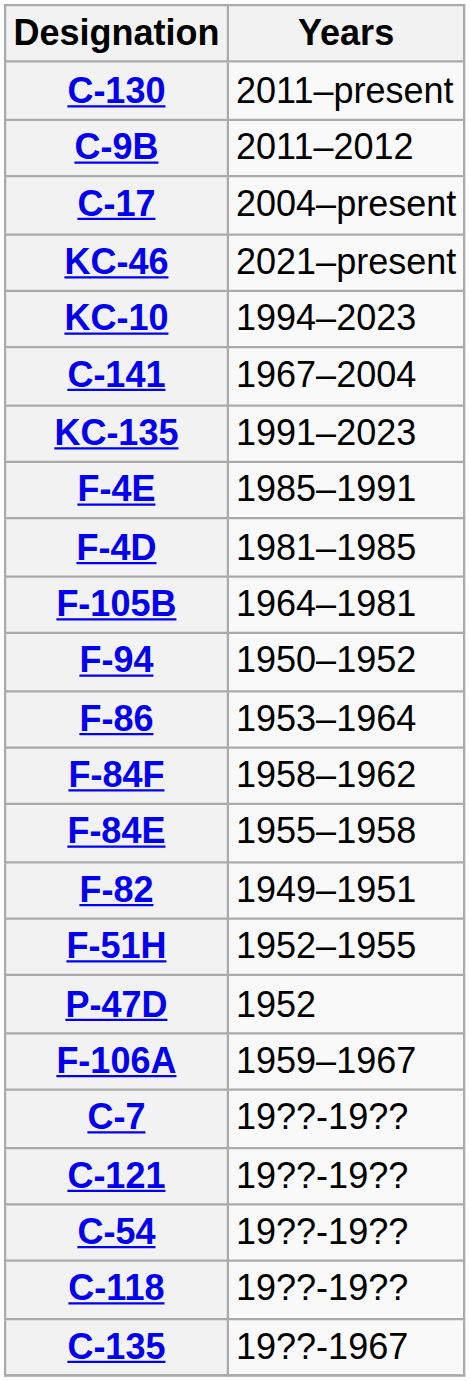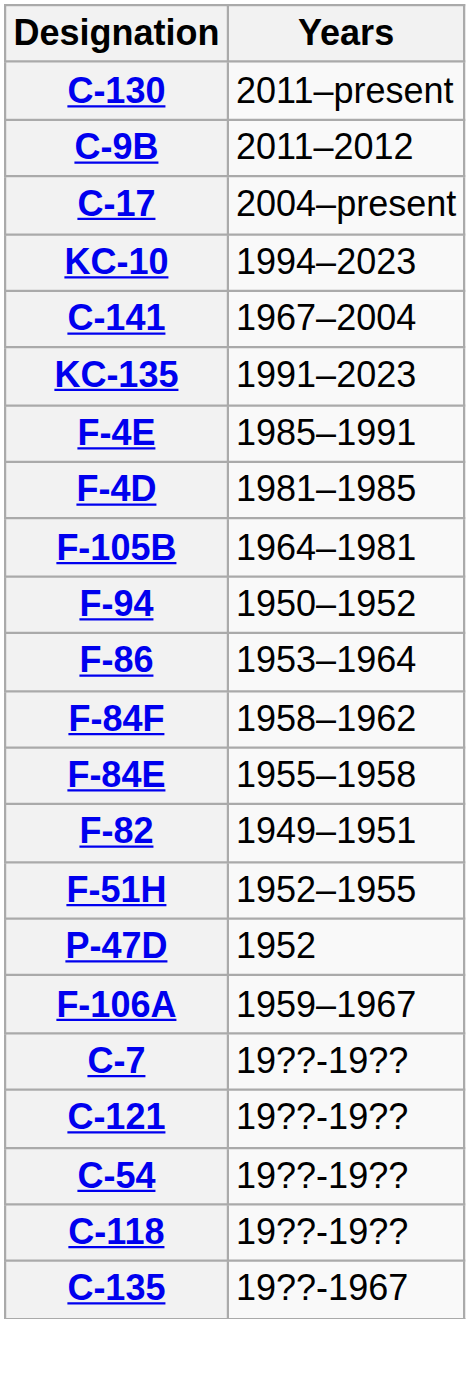- row: (116, 261)
